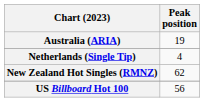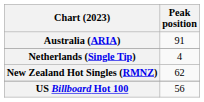(180, 40) 19 -> (180, 40) 91
